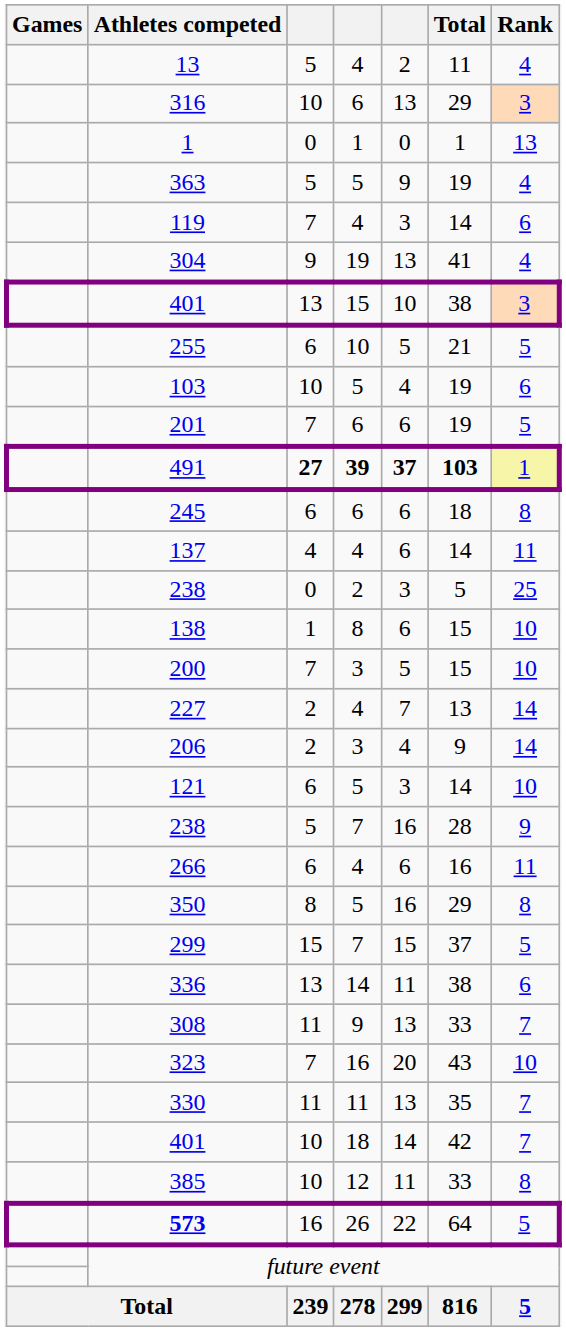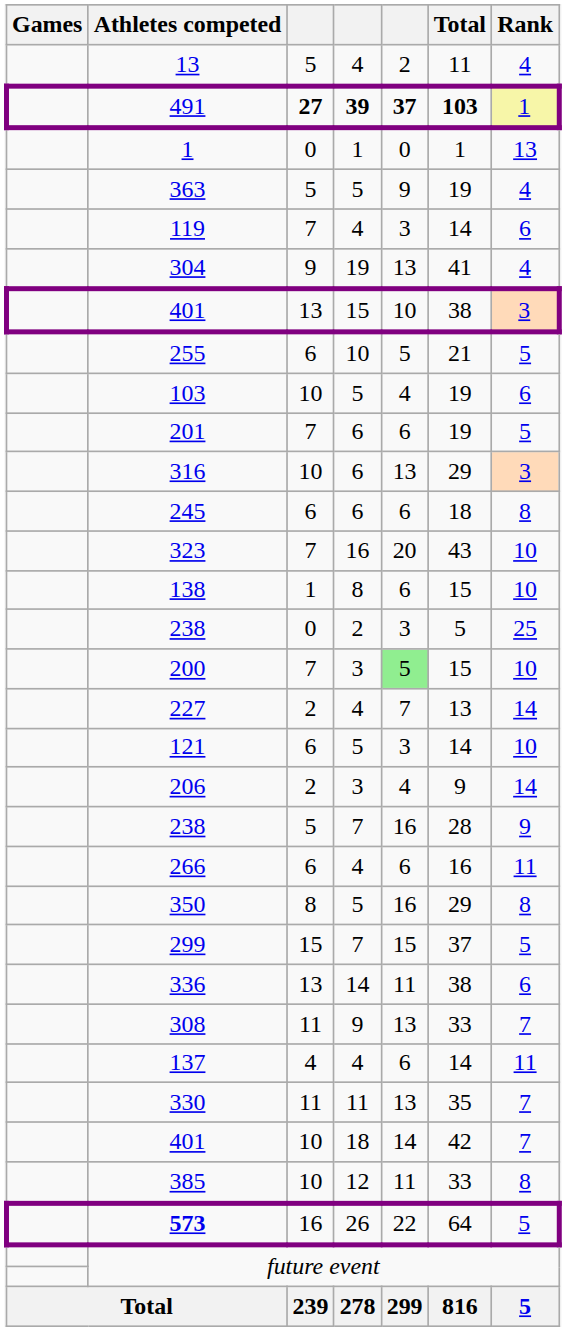rows swapped: (188, 468) <-> (188, 103)
rows swapped: (188, 550) <-> (188, 1062)
rows swapped: (188, 589) <-> (188, 629)
(405, 668) no background -> (405, 668) lightgreen background
rows swapped: (188, 747) <-> (188, 786)
